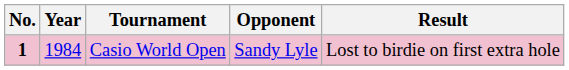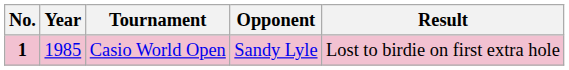(63, 50) 1984 -> (63, 50) 1985
